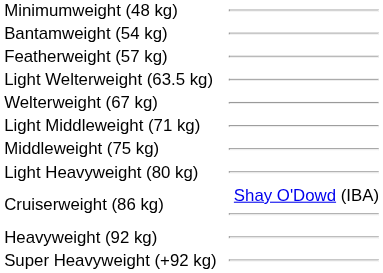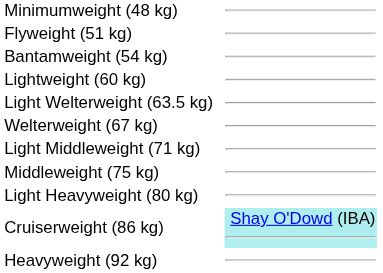+ row: (68, 33)
- row: (86, 56)
+ row: (75, 79)
(304, 201) no background -> (301, 224) paleturquoise background
- row: (110, 260)
